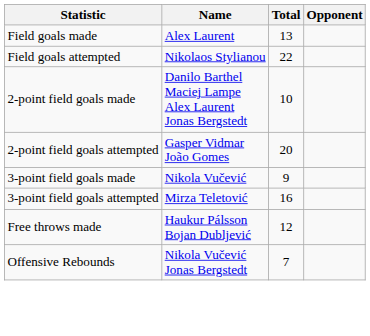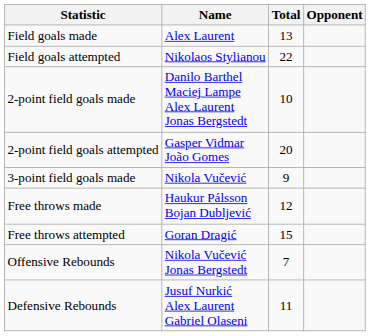- row: (83, 198)
+ row: (66, 234)
+ row: (62, 305)
